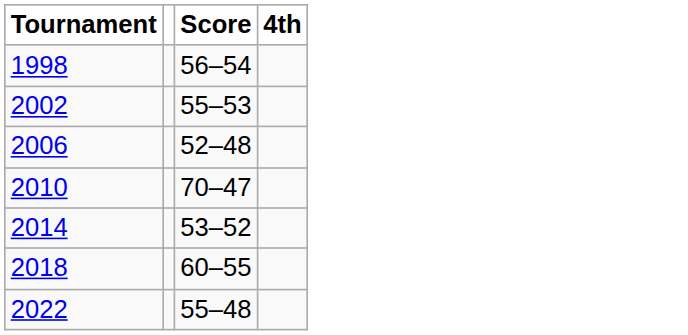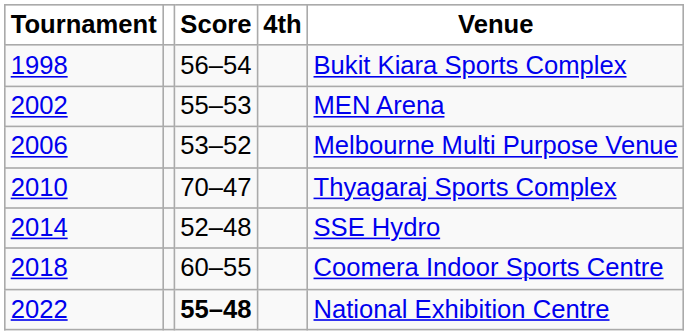+ column: (496, 24)
(216, 146) 52–48 -> (216, 146) 53–52
(216, 227) 53–52 -> (216, 227) 52–48
(216, 308) normal -> (216, 308) bold
